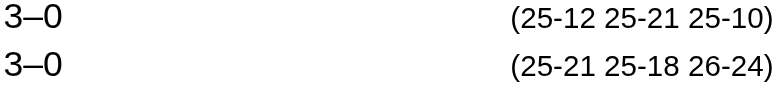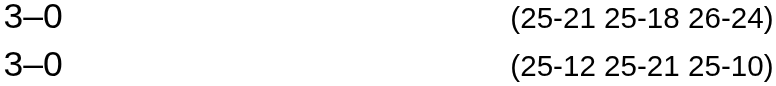rows swapped: (642, 66) <-> (642, 18)
